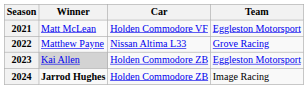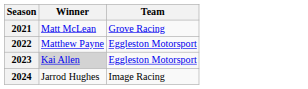- column: (159, 12)
(257, 28) Eggleston Motorsport -> (137, 28) Grove Racing
(241, 44) Grove Racing -> (153, 44) Eggleston Motorsport
(73, 76) bold -> (70, 76) normal
